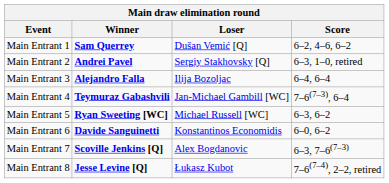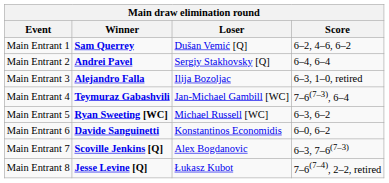(328, 62) 6–3, 1–0, retired -> (312, 62) 6–4, 6–4
(312, 78) 6–4, 6–4 -> (328, 78) 6–3, 1–0, retired
